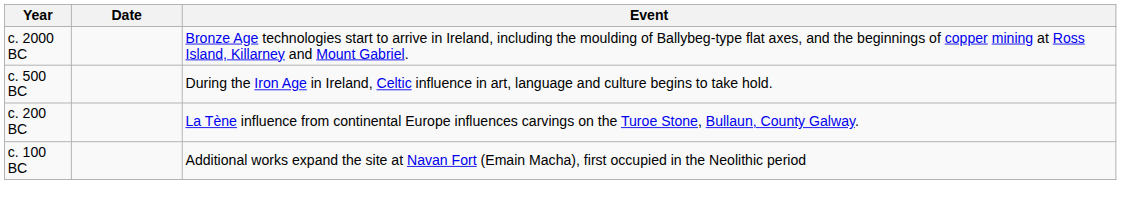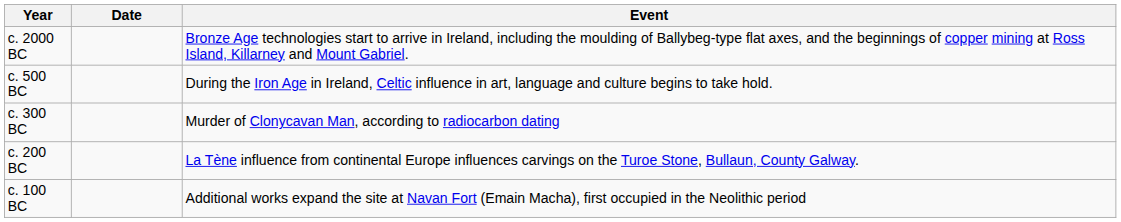+ row: (27, 122)
